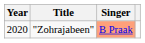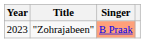(17, 29) 2020 -> (17, 29) 2023
